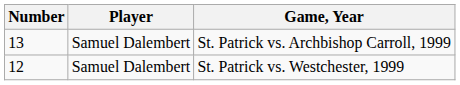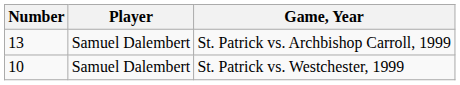(16, 67) 12 -> (16, 67) 10
